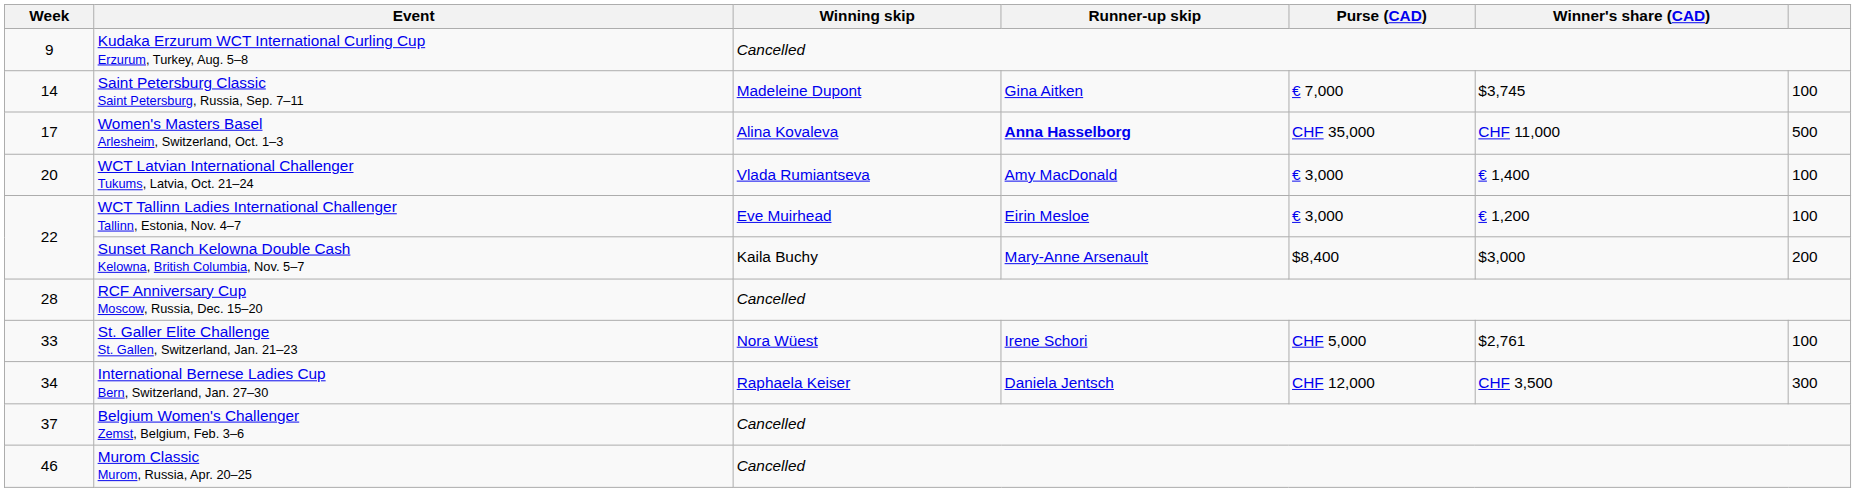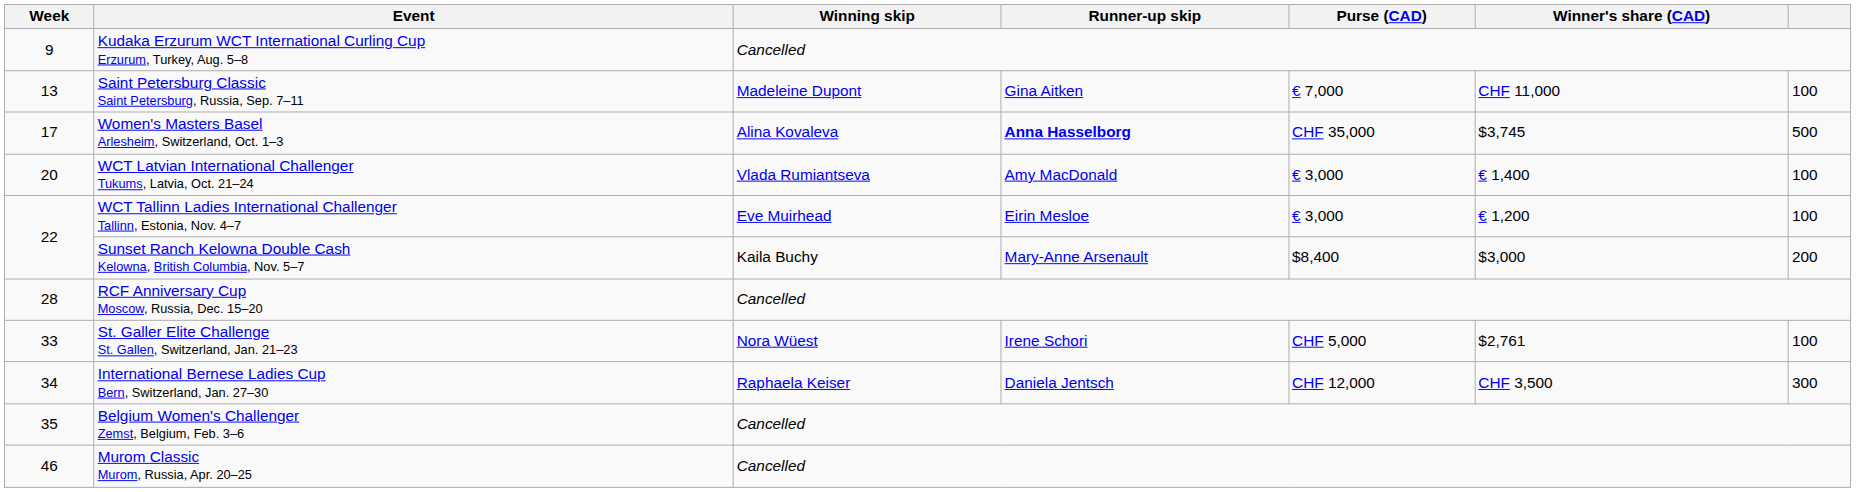(49, 91) 14 -> (49, 91) 13
(1502, 91) $3,745 -> (1519, 91) CHF 11,000
(1519, 132) CHF 11,000 -> (1502, 132) $3,745
(49, 424) 37 -> (49, 424) 35
